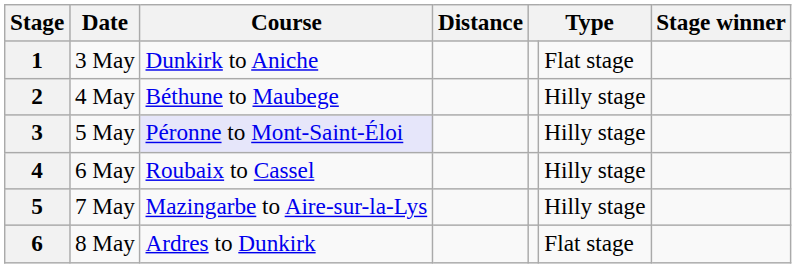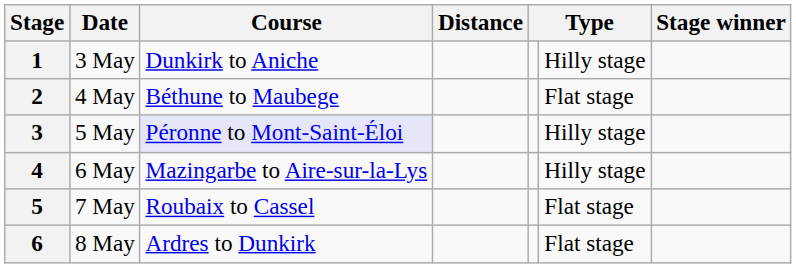(589, 59) Flat stage -> (595, 59) Hilly stage
(595, 96) Hilly stage -> (589, 96) Flat stage
(230, 170) Roubaix to Cassel -> (286, 170) Mazingarbe to Aire-sur-la-Lys
(286, 206) Mazingarbe to Aire-sur-la-Lys -> (230, 206) Roubaix to Cassel
(595, 206) Hilly stage -> (589, 206) Flat stage
